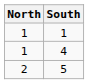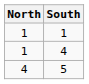(24, 69) 2 -> (24, 69) 4
